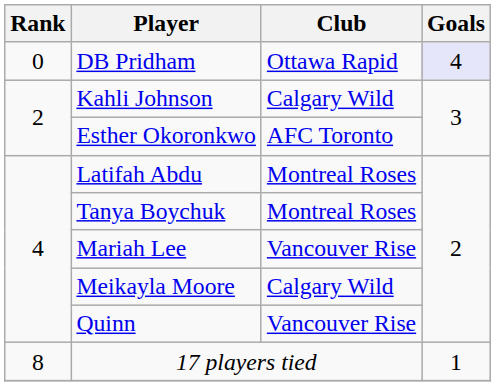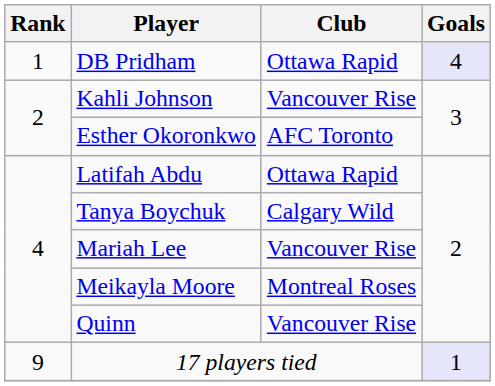(38, 60) 0 -> (38, 60) 1
(330, 98) Calgary Wild -> (341, 98) Vancouver Rise
(342, 173) Montreal Roses -> (332, 173) Ottawa Rapid
(342, 211) Montreal Roses -> (330, 211) Calgary Wild
(330, 286) Calgary Wild -> (342, 286) Montreal Roses
(38, 361) 8 -> (38, 361) 9
(456, 361) no background -> (456, 361) lavender background
